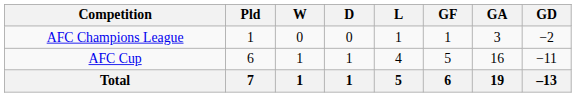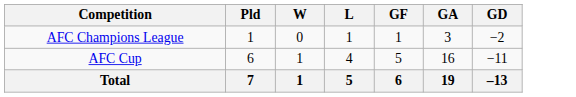- column: (349, 15)
